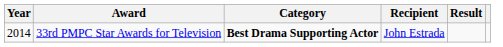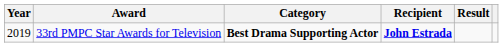(19, 32) 2014 -> (19, 32) 2019
(414, 32) normal -> (418, 32) bold
